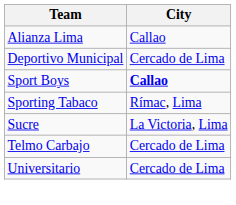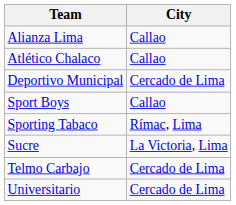+ row: (54, 59)
(149, 80) bold -> (148, 102) normal
